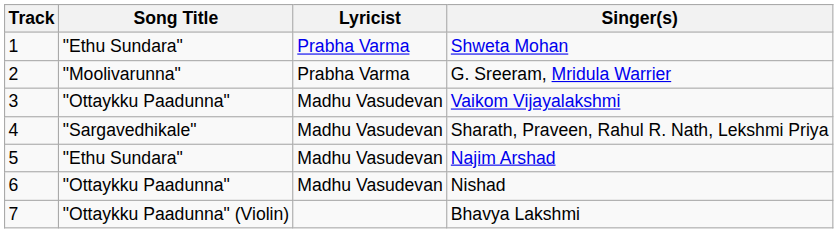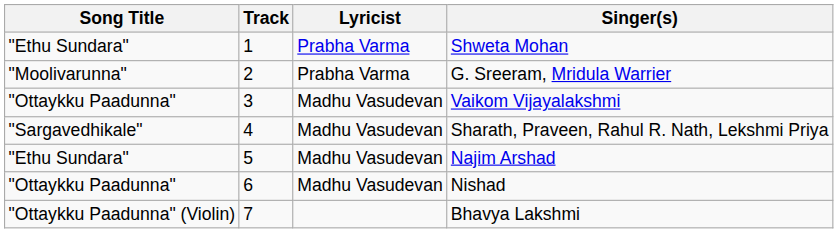columns swapped: (32, 18) <-> (176, 18)
